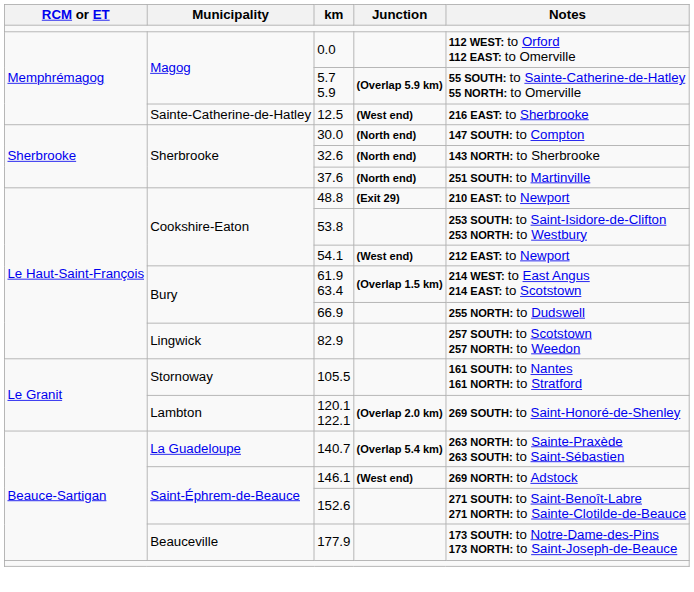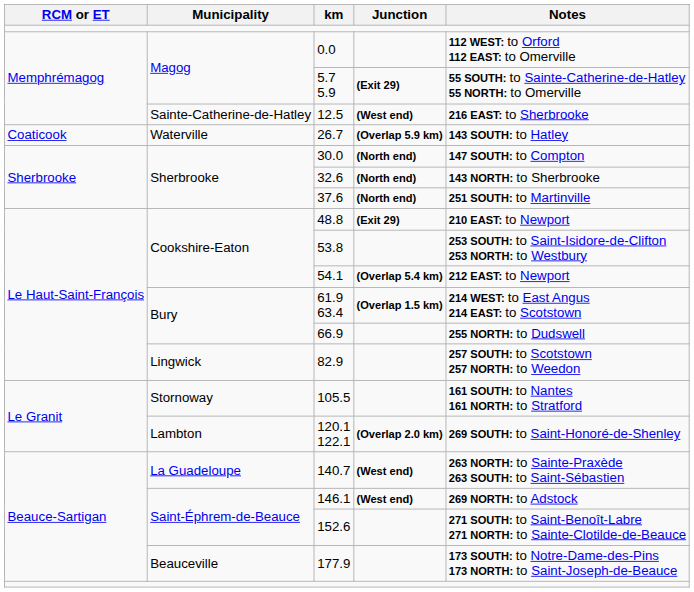(400, 86) (Overlap 5.9 km) -> (378, 86) (Exit 29)
+ row: (179, 135)
(385, 256) (West end) -> (400, 277) (Overlap 5.4 km)
(400, 449) (Overlap 5.4 km) -> (385, 471) (West end)
